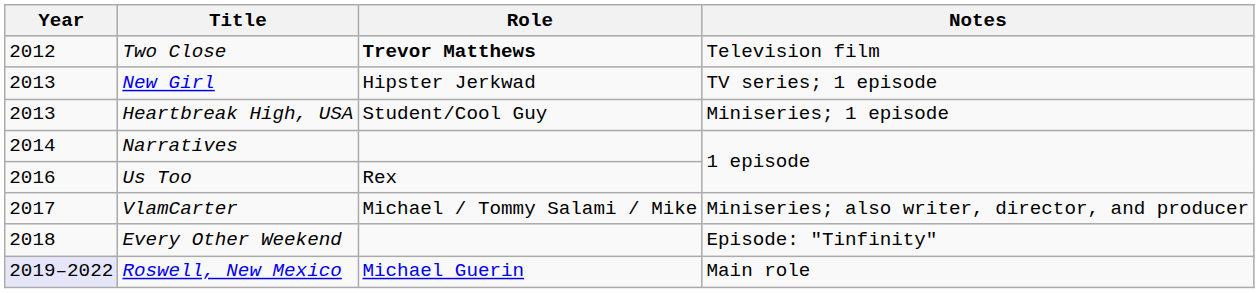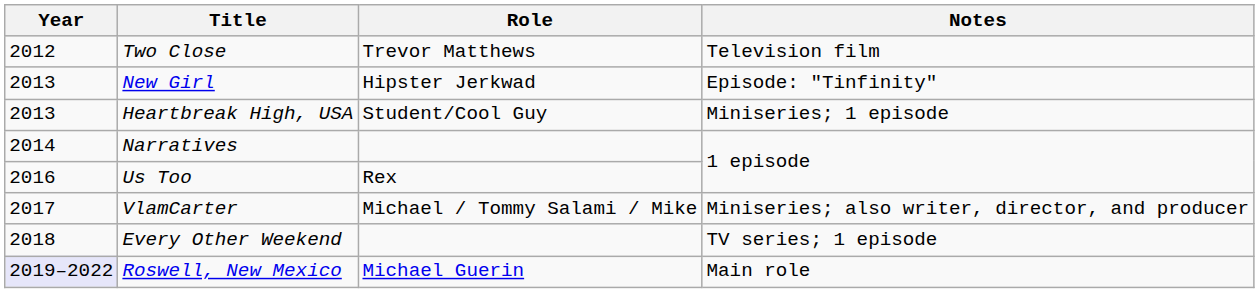(449, 52) bold -> (449, 52) normal
(822, 83) TV series; 1 episode -> (822, 83) Episode: "Tinfinity"
(822, 240) Episode: "Tinfinity" -> (822, 240) TV series; 1 episode
